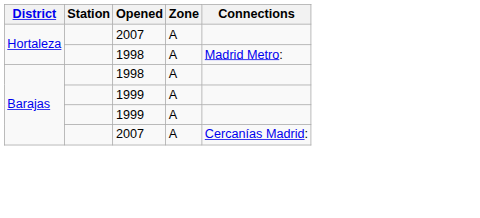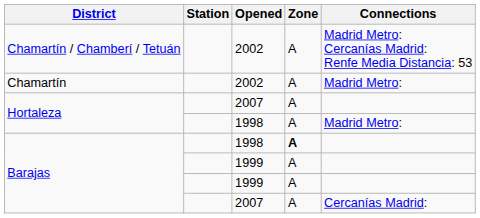+ row: (94, 48)
+ row: (37, 83)
(173, 74) normal -> (293, 143) bold
